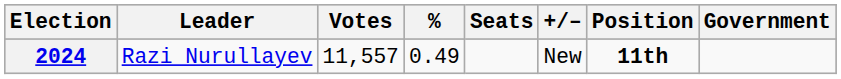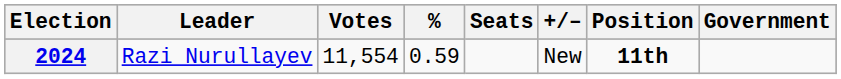(361, 57) 11,557 -> (361, 57) 11,554
(434, 57) 0.49 -> (434, 57) 0.59
